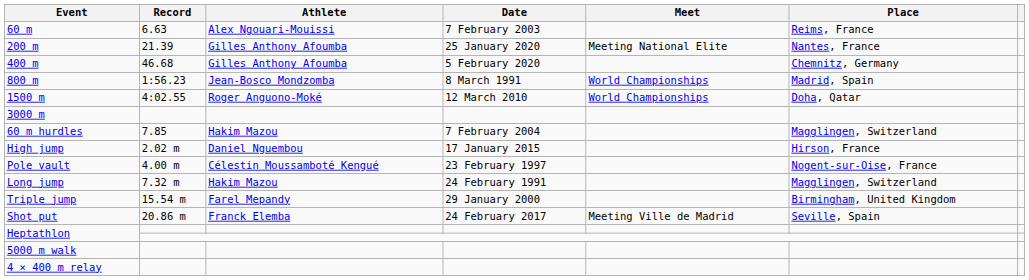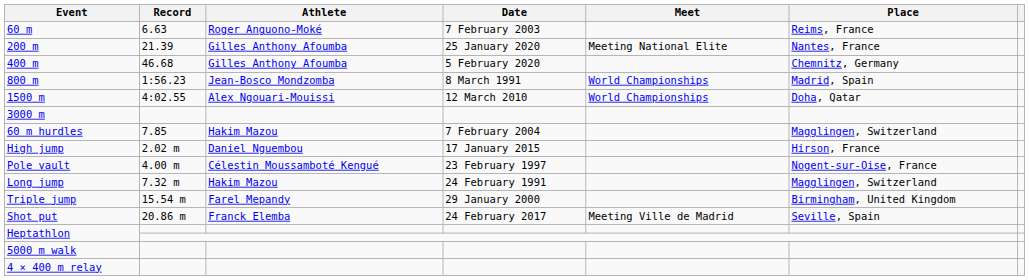(271, 30) Alex Ngouari-Mouissi -> (265, 30) Roger Anguono-Moké
(265, 98) Roger Anguono-Moké -> (271, 98) Alex Ngouari-Mouissi
